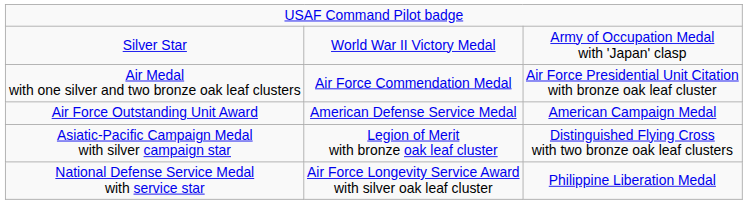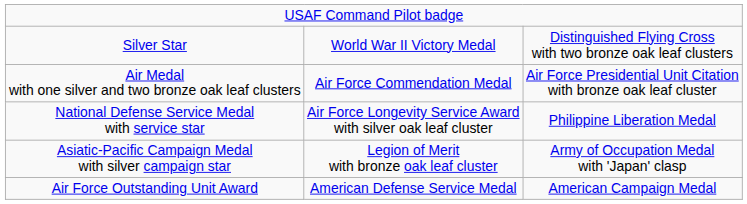(632, 45) Army of Occupation Medal with 'Japan' clasp -> (632, 45) Distinguished Flying Cross with two bronze oak leaf clusters
rows swapped: (155, 113) <-> (155, 180)
(632, 142) Distinguished Flying Cross with two bronze oak leaf clusters -> (632, 158) Army of Occupation Medal with 'Japan' clasp
